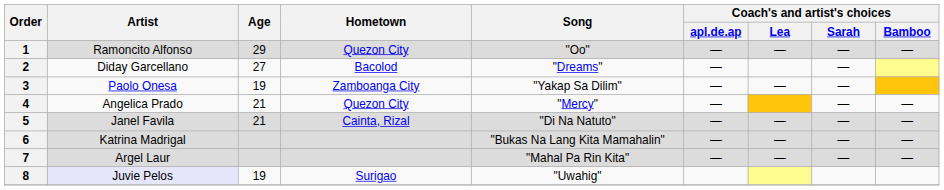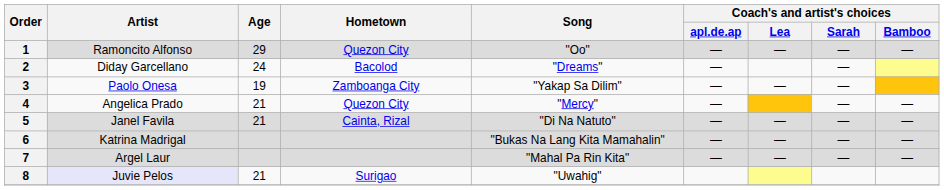(259, 68) 27 -> (259, 68) 24
(259, 176) 19 -> (259, 176) 21
